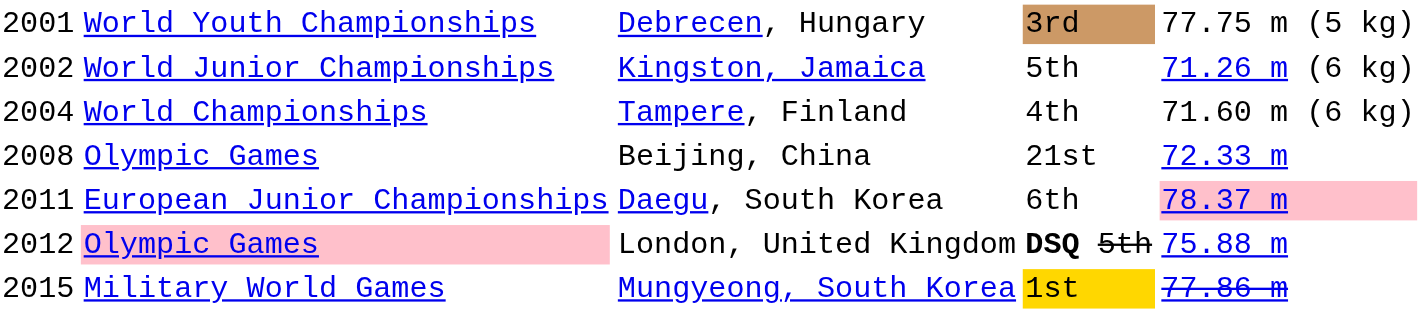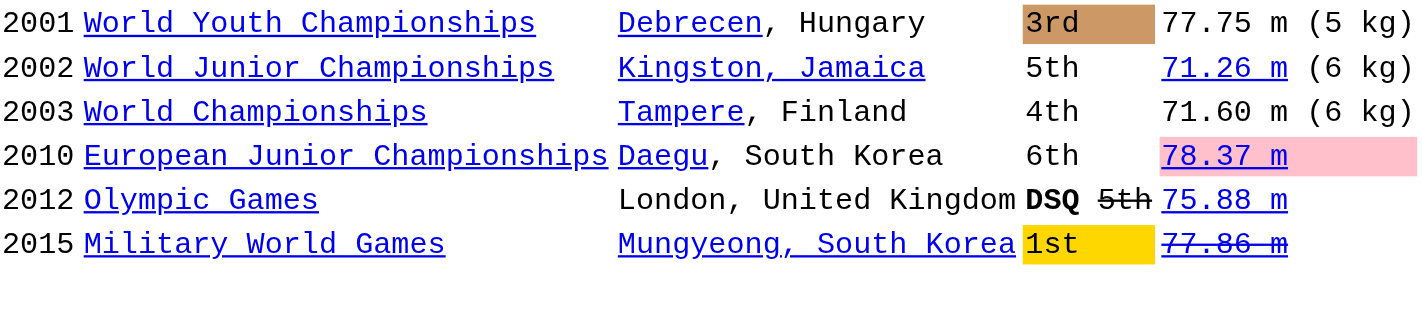(38, 113) 2004 -> (38, 113) 2003
- row: (745, 157)
(38, 201) 2011 -> (38, 157) 2010
(201, 245) pink background -> (201, 201) no background
